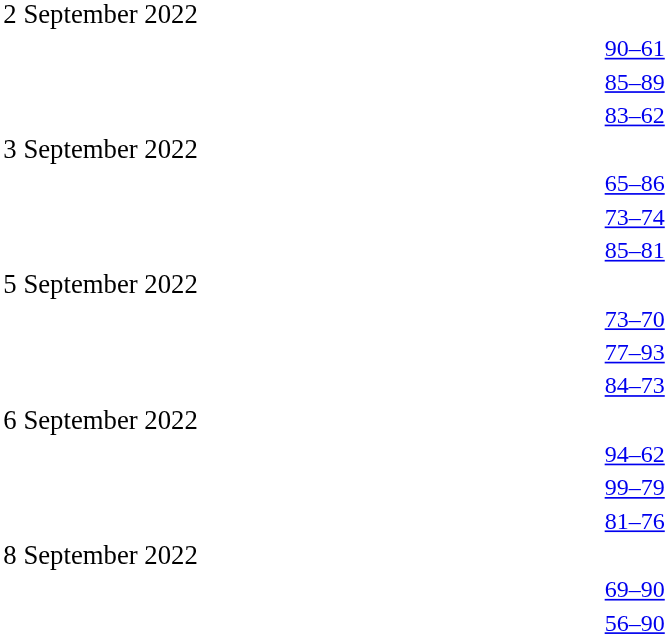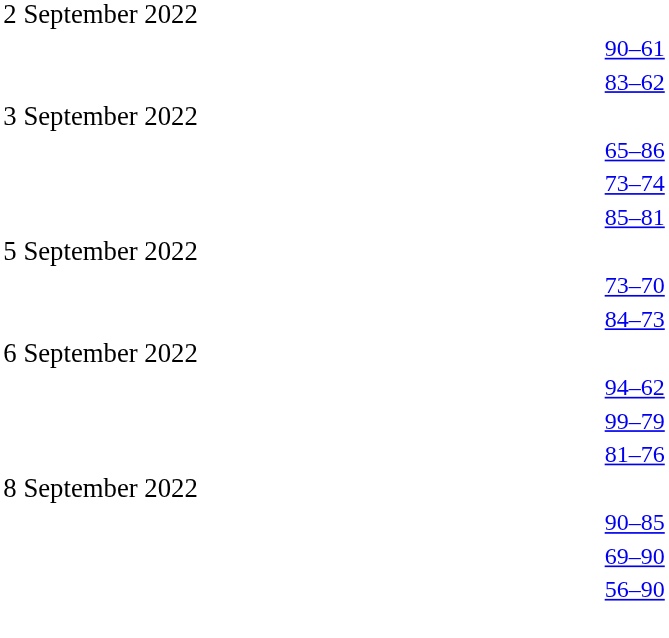- row: (264, 82)
- row: (264, 353)
+ row: (264, 523)
